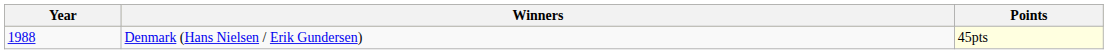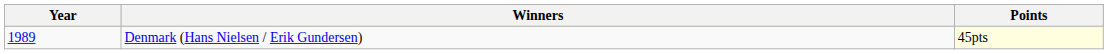(22, 37) 1988 -> (22, 37) 1989
